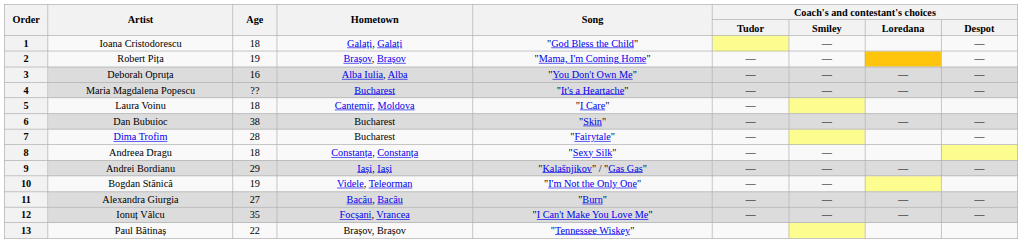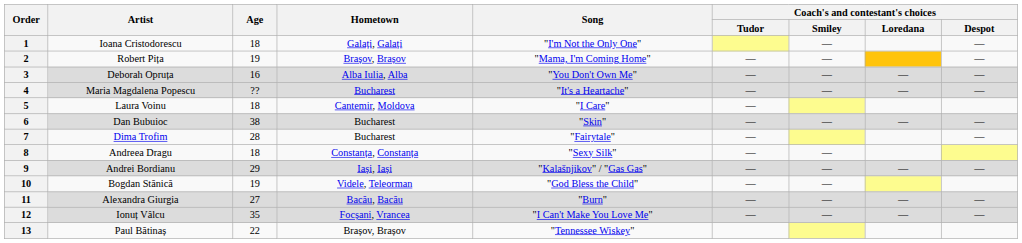(593, 43) "God Bless the Child" -> (593, 43) "I'm Not the Only One"
(593, 184) "I'm Not the Only One" -> (593, 184) "God Bless the Child"
